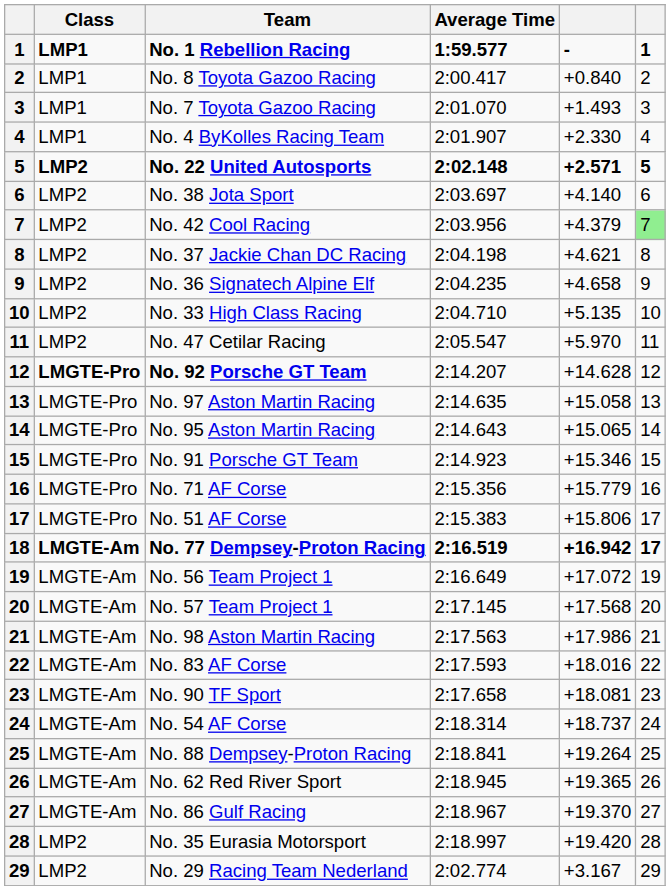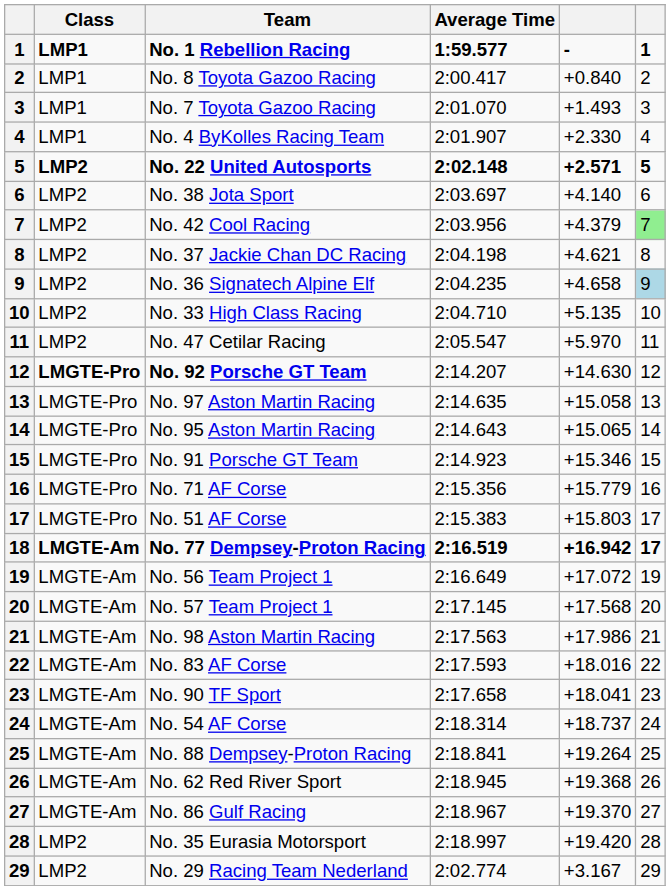(645, 284) no background -> (645, 284) lightblue background
(598, 372) +14.628 -> (598, 372) +14.630
(598, 519) +15.806 -> (598, 519) +15.803
(598, 695) +18.081 -> (598, 695) +18.041
(598, 783) +19.365 -> (598, 783) +19.368
